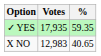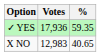(54, 28) 17,935 -> (54, 28) 17,936
